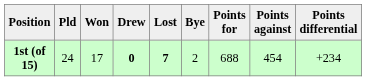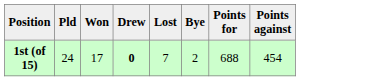- column: (328, 22)
(165, 58) bold -> (165, 58) normal
